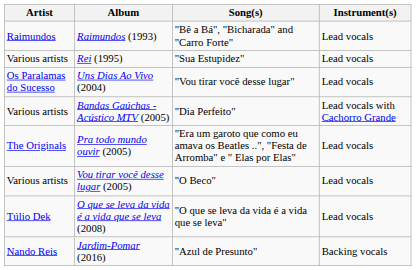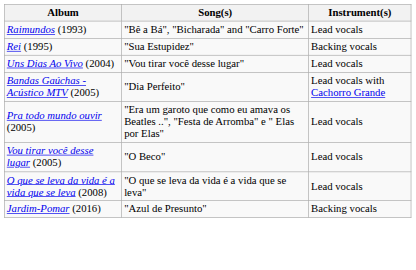- column: (39, 13)
(347, 59) Lead vocals -> (344, 47) Backing vocals
